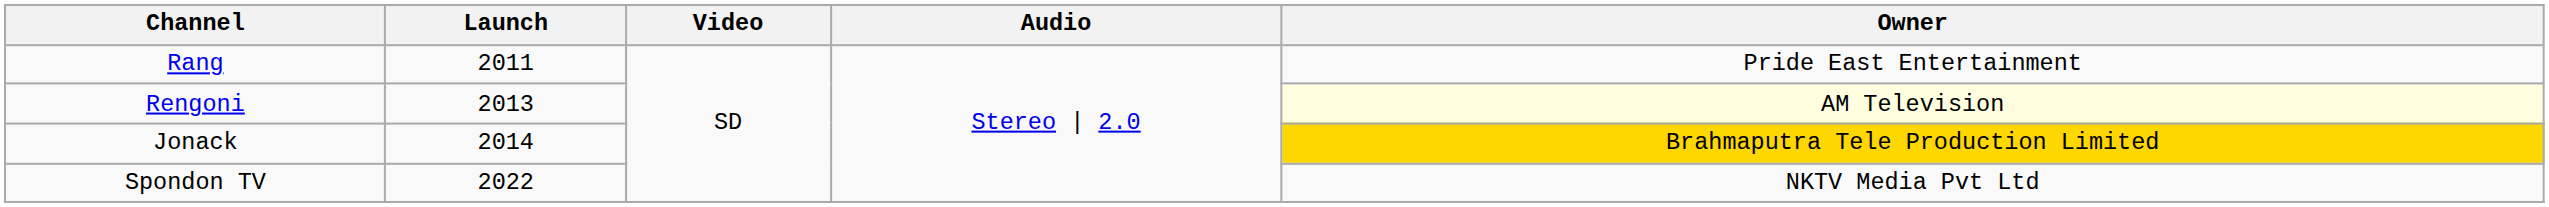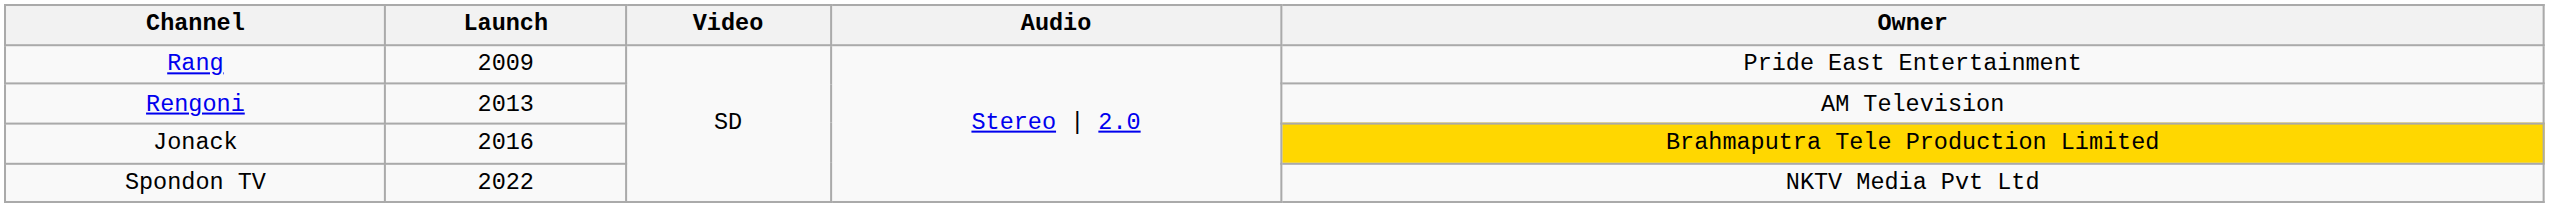(506, 64) 2011 -> (506, 64) 2009
(1913, 103) lightyellow background -> (1913, 103) no background
(506, 143) 2014 -> (506, 143) 2016
